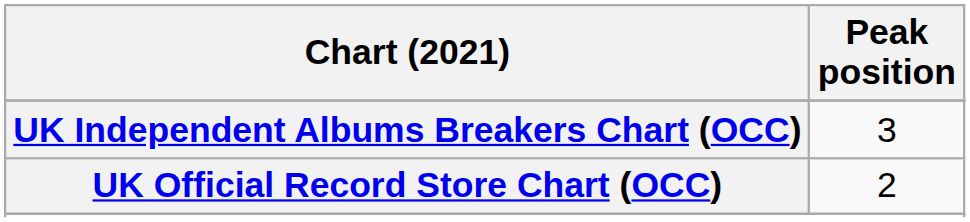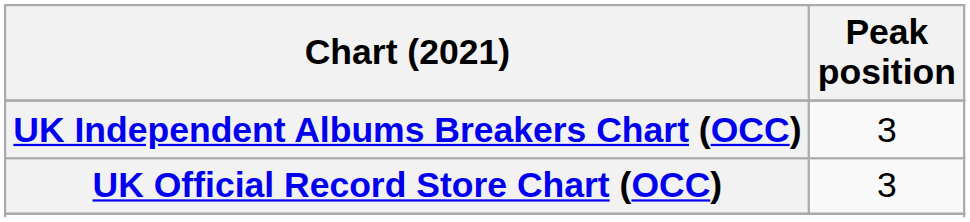(887, 185) 2 -> (887, 185) 3
